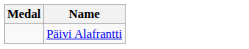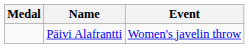+ column: (184, 14)
